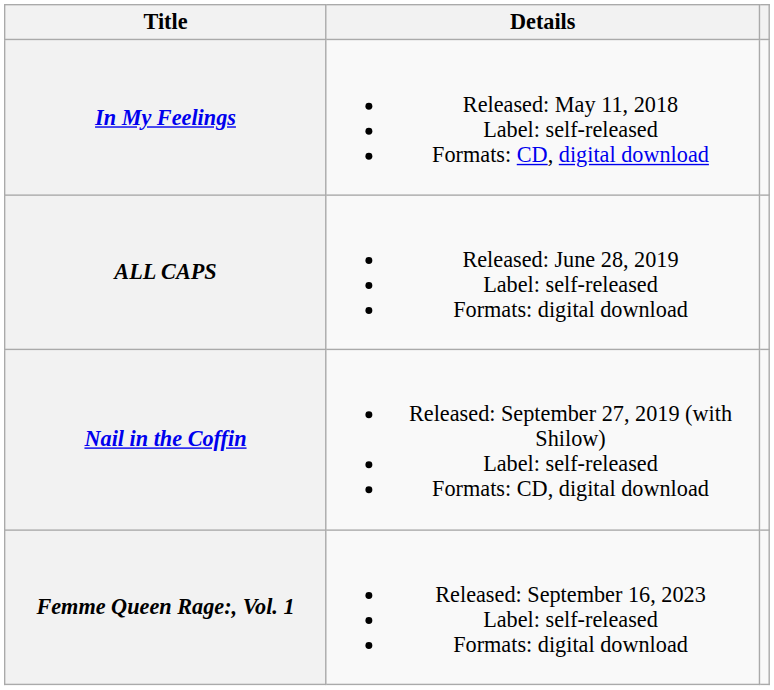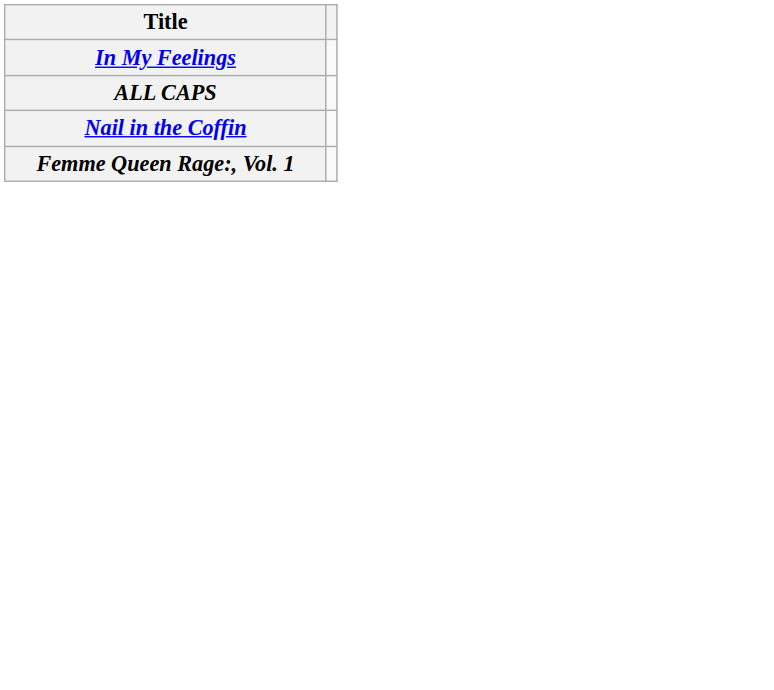- column: (543, 22)
